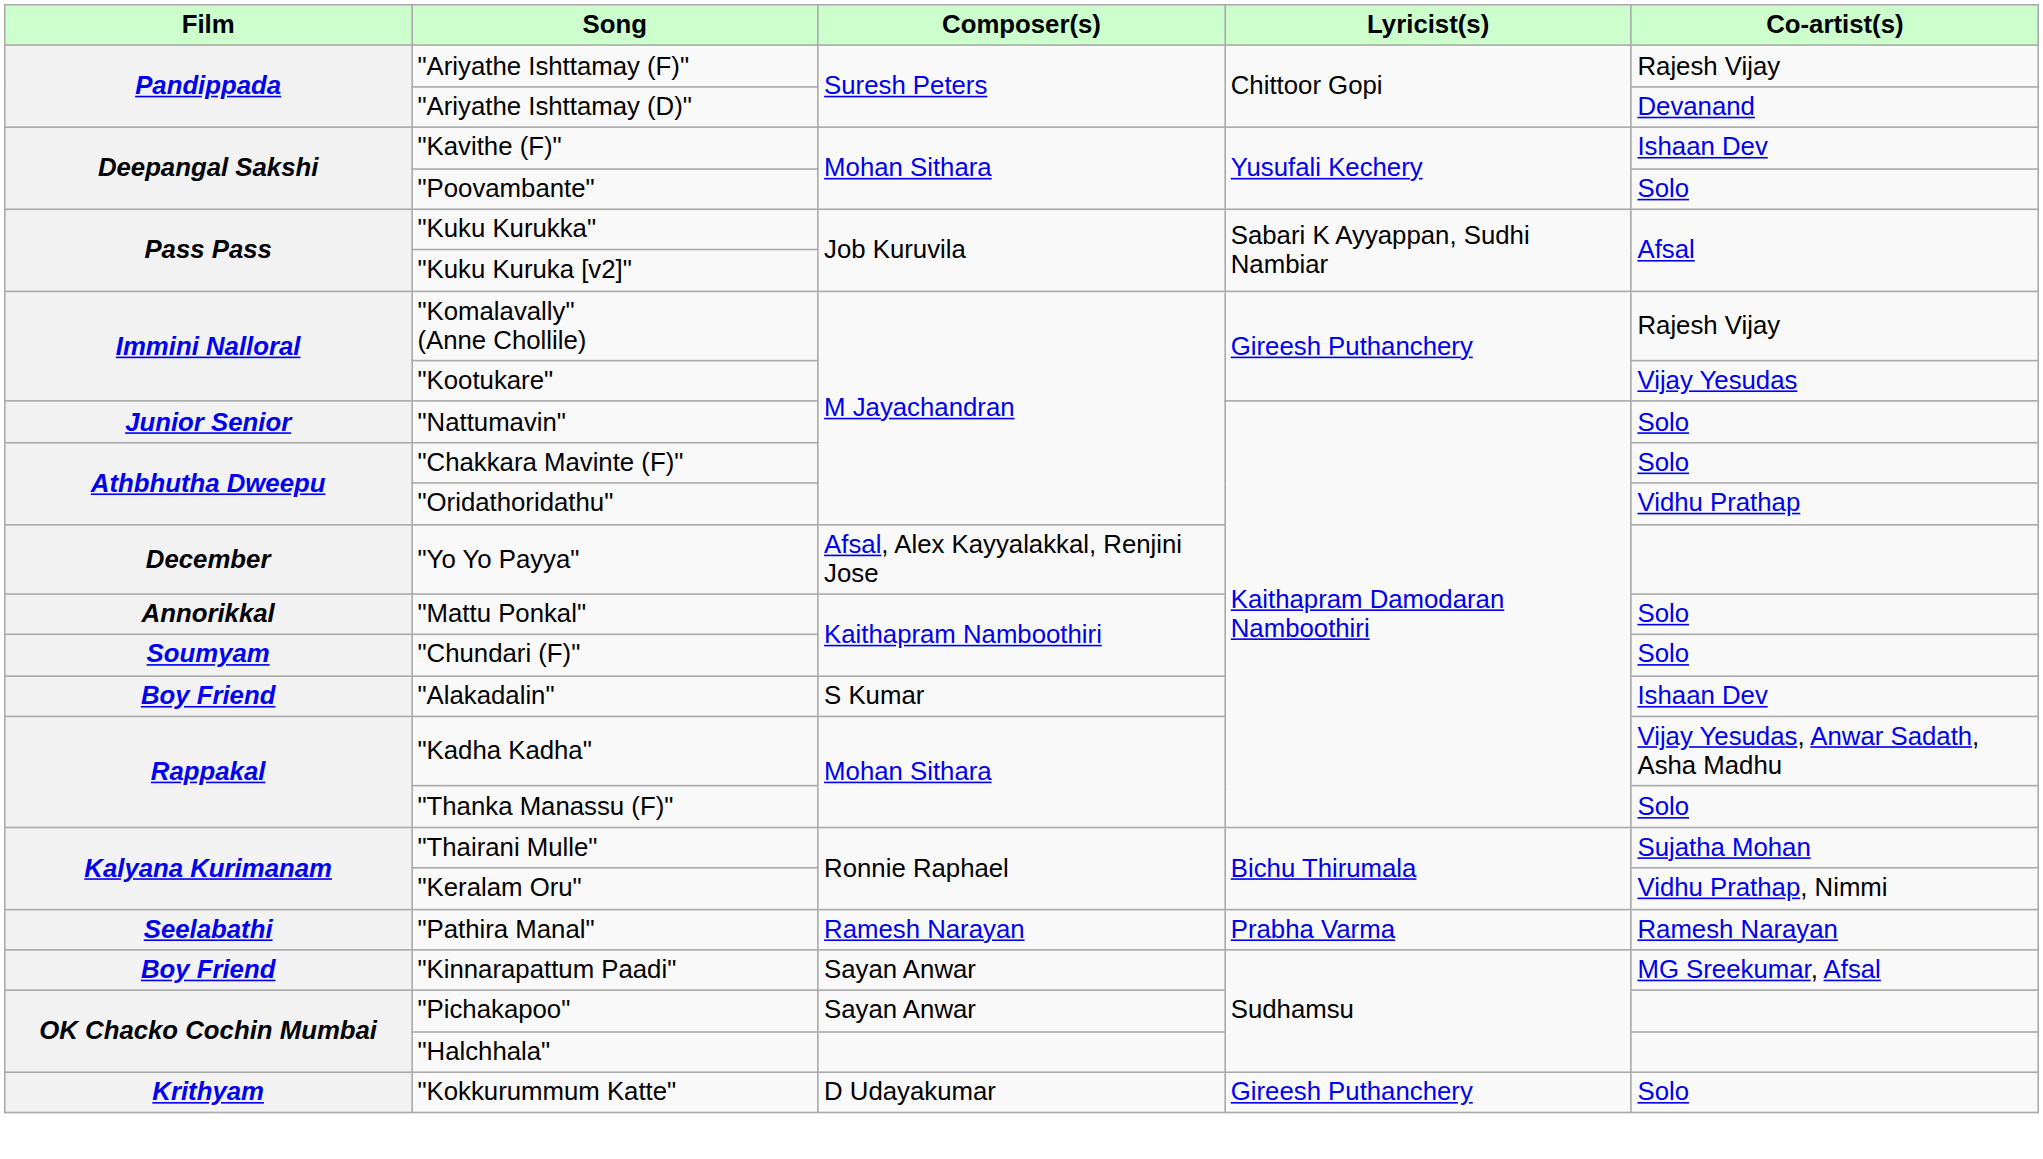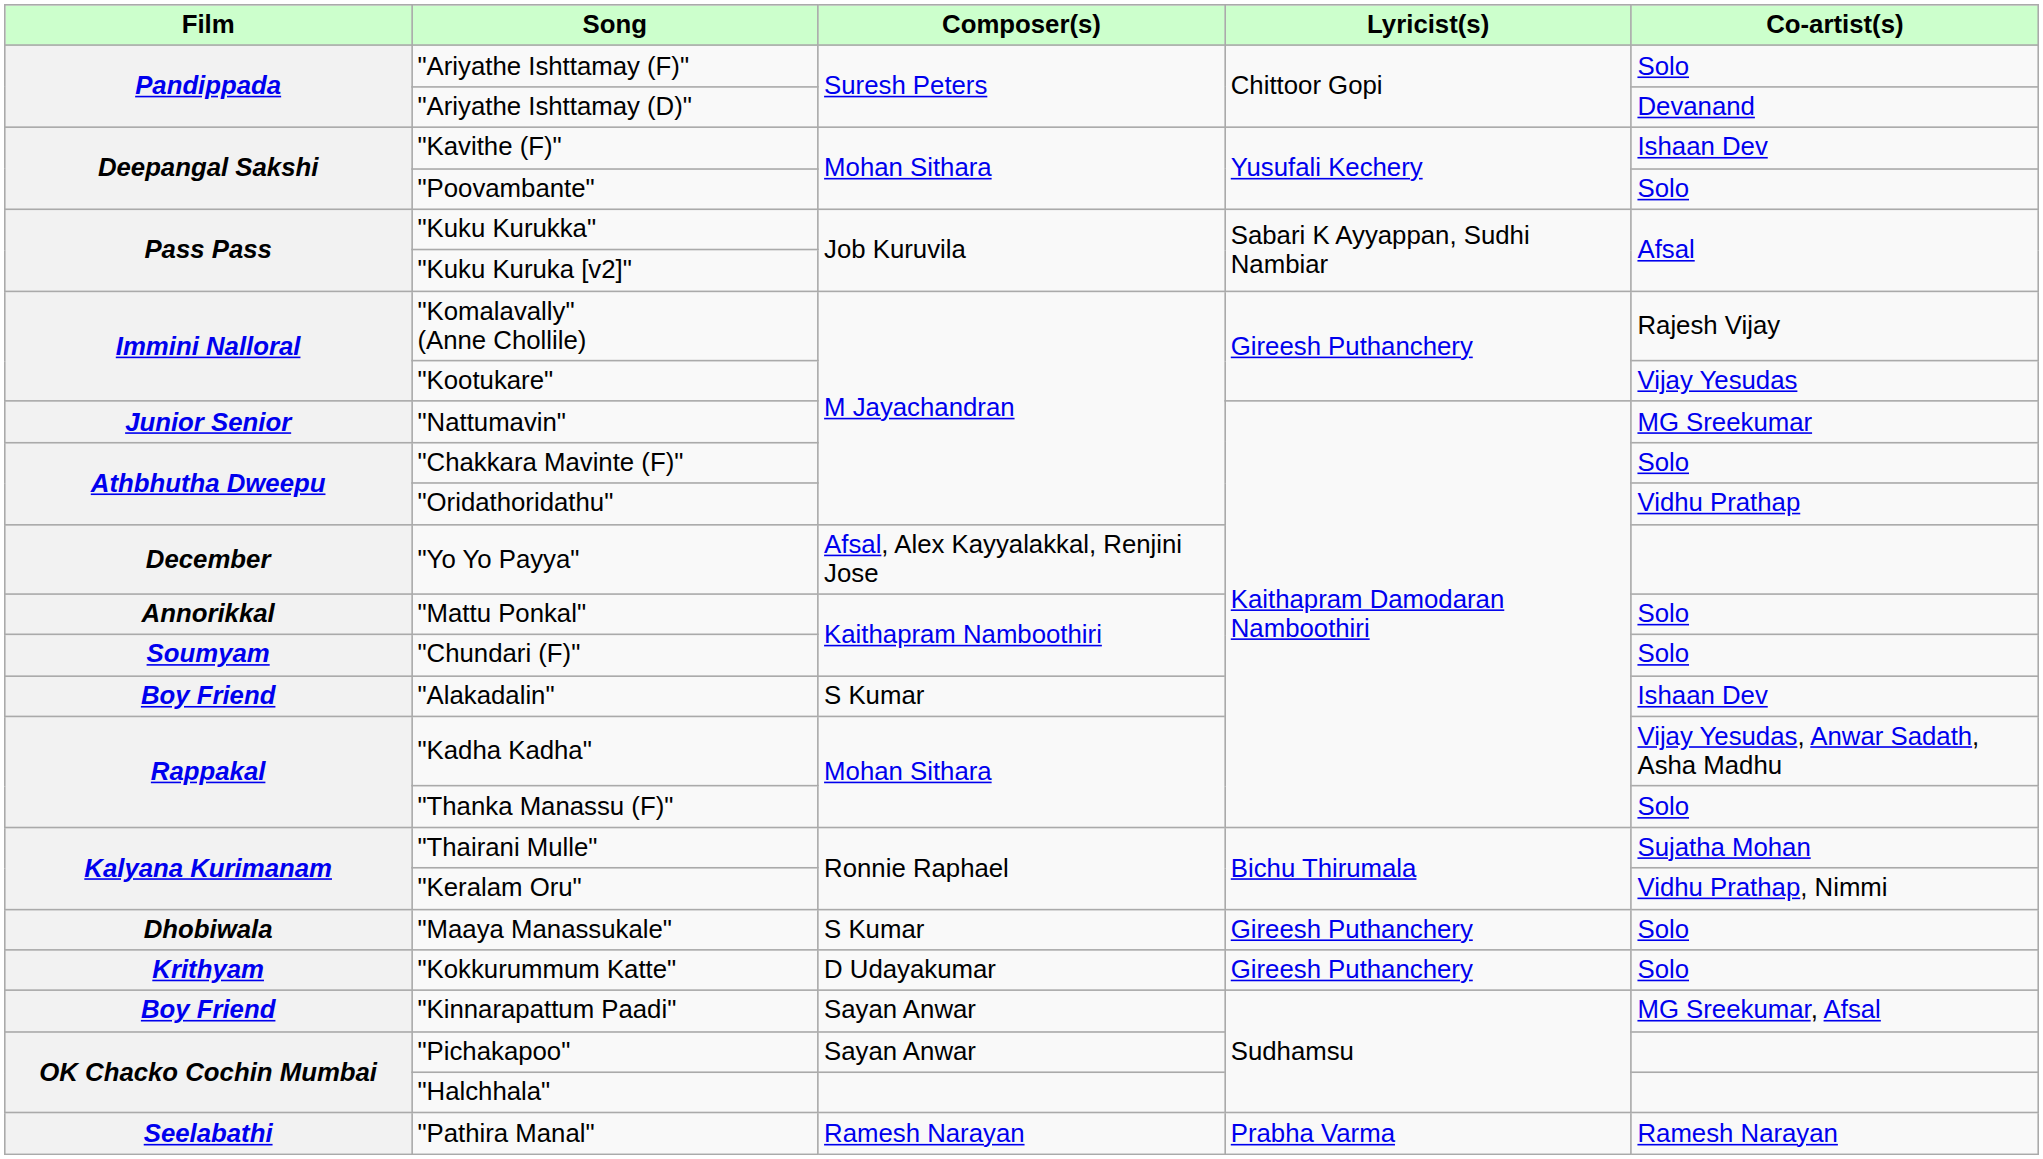(1709, 65) Rajesh Vijay -> (1663, 65) Solo
(1663, 421) Solo -> (1725, 421) MG Sreekumar
+ row: (545, 928)
rows swapped: (506, 928) <-> (547, 1092)
